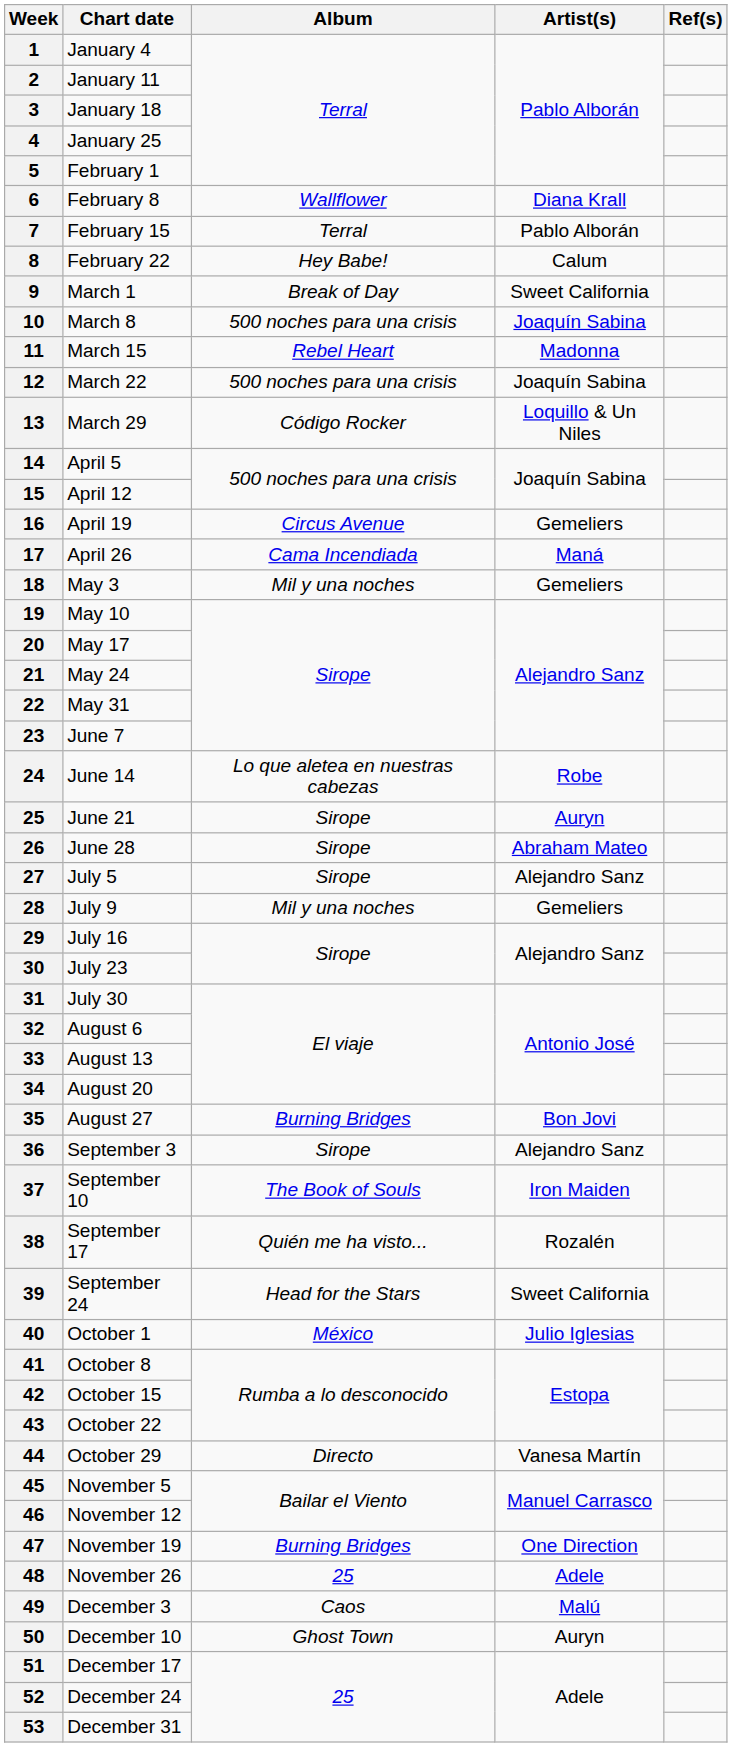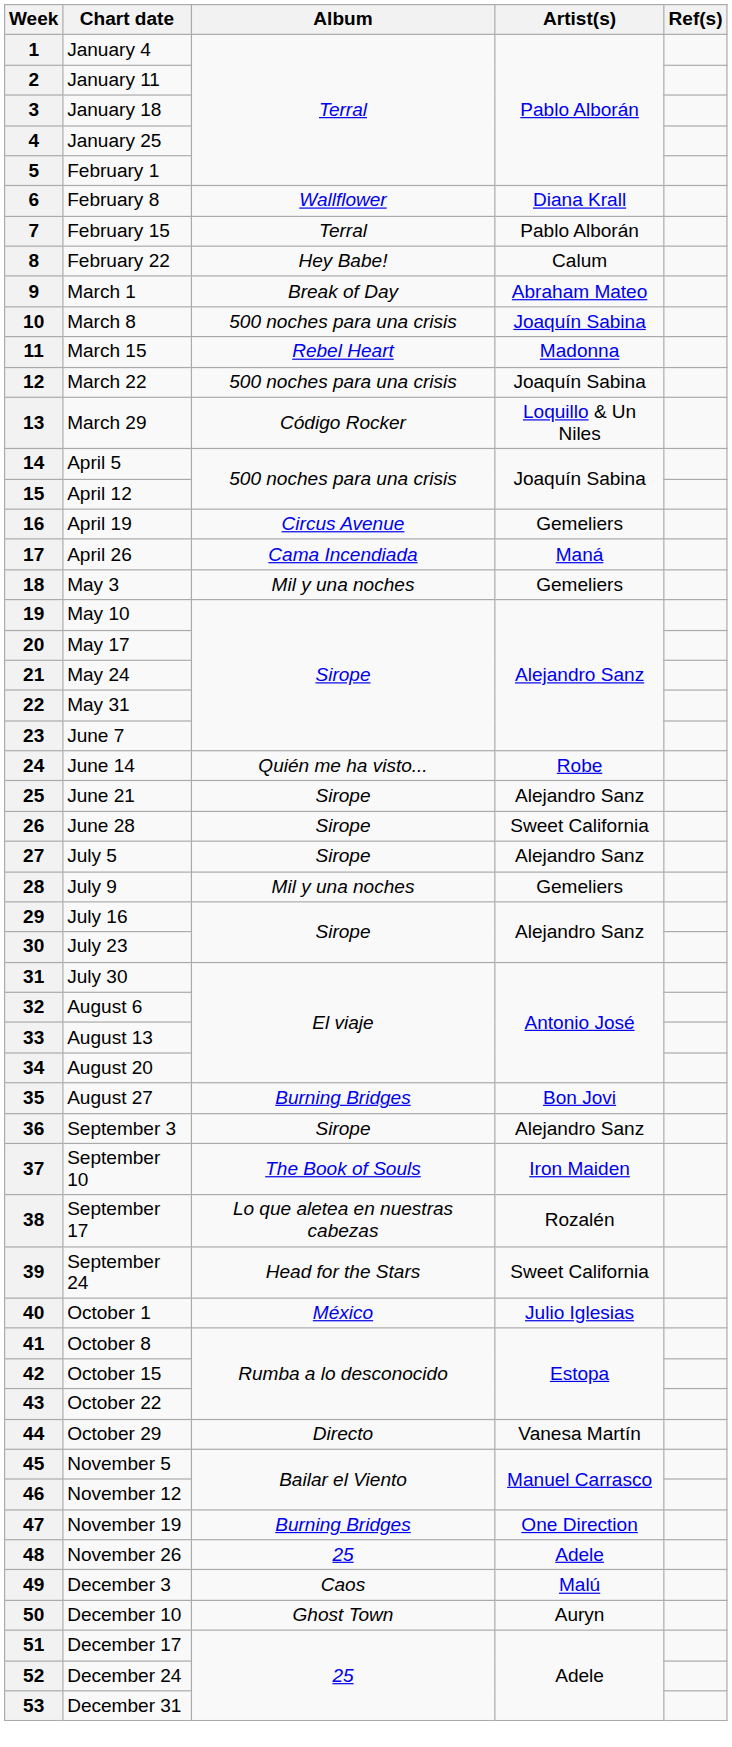(580, 291) Sweet California -> (580, 291) Abraham Mateo
(343, 776) Lo que aletea en nuestras cabezas -> (343, 765) Quién me ha visto...
(580, 817) Auryn -> (580, 795) Alejandro Sanz
(580, 847) Abraham Mateo -> (580, 826) Sweet California
(343, 1242) Quién me ha visto... -> (343, 1220) Lo que aletea en nuestras cabezas
